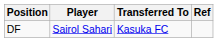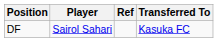columns swapped: (153, 12) <-> (202, 12)
